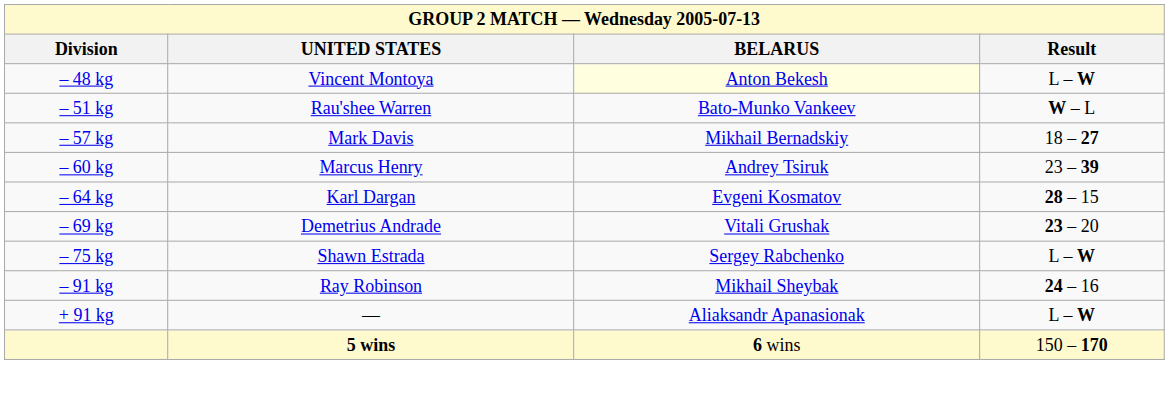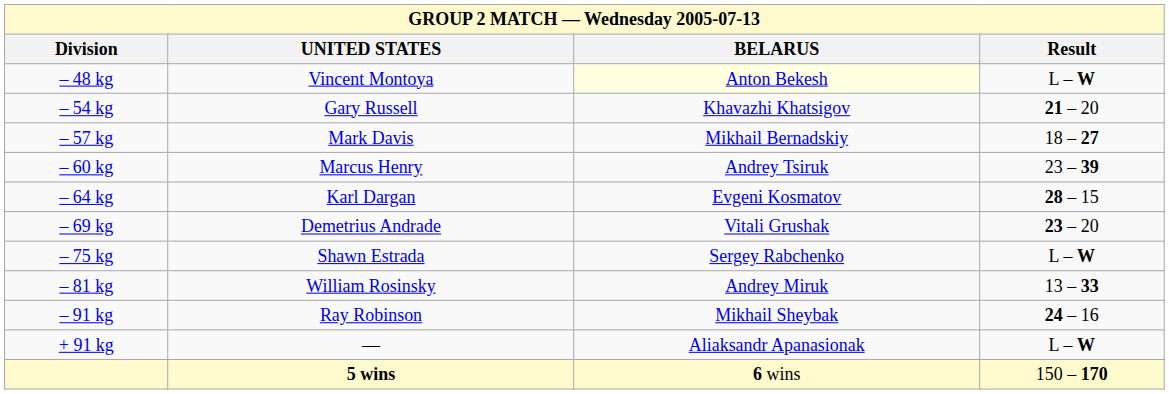- row: (86, 107)
+ row: (86, 107)
+ row: (86, 285)
